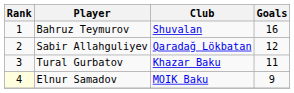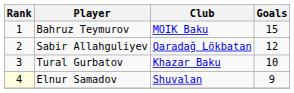(177, 30) Shuvalan -> (180, 30) MOIK Baku
(272, 30) 16 -> (272, 30) 15
(272, 63) 11 -> (272, 63) 10
(180, 80) MOIK Baku -> (177, 80) Shuvalan
